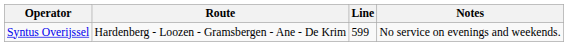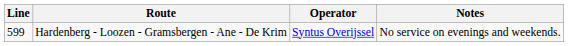columns swapped: (363, 13) <-> (48, 13)
